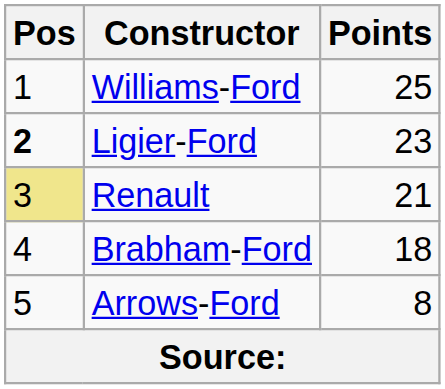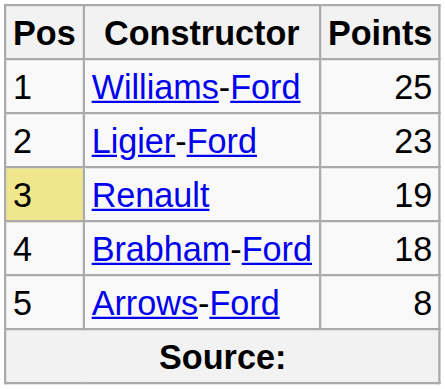(23, 141) bold -> (23, 141) normal
(413, 195) 21 -> (413, 195) 19
